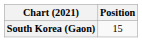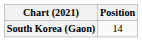(118, 28) 15 -> (118, 28) 14
